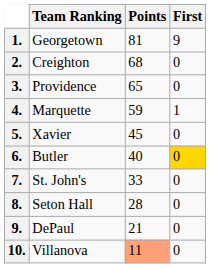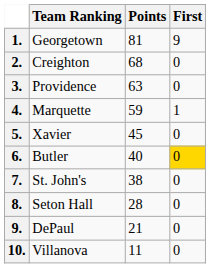(135, 87) 65 -> (135, 87) 63
(135, 181) 33 -> (135, 181) 38
(135, 251) lightsalmon background -> (135, 251) no background
